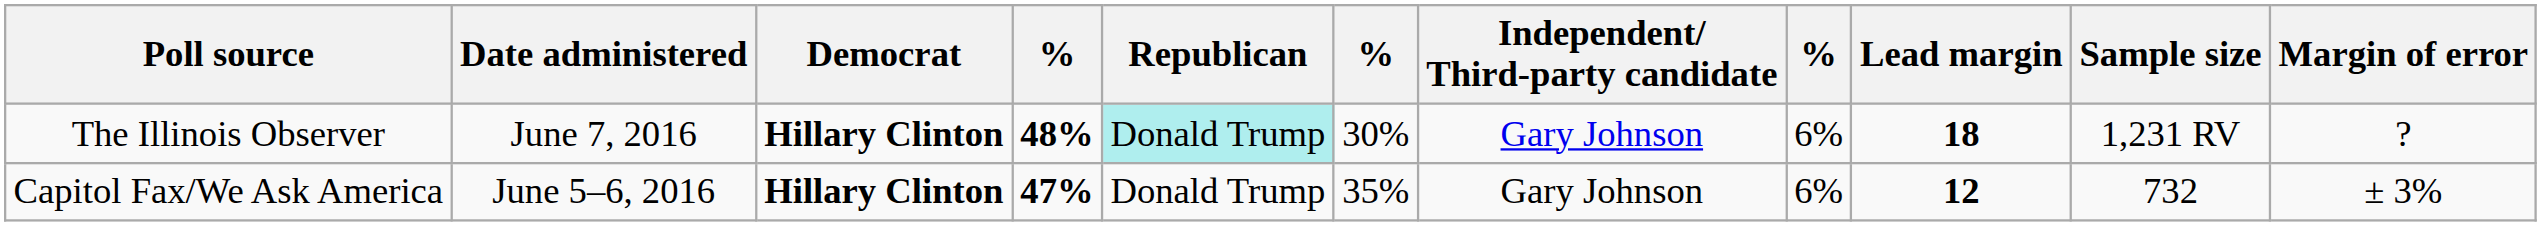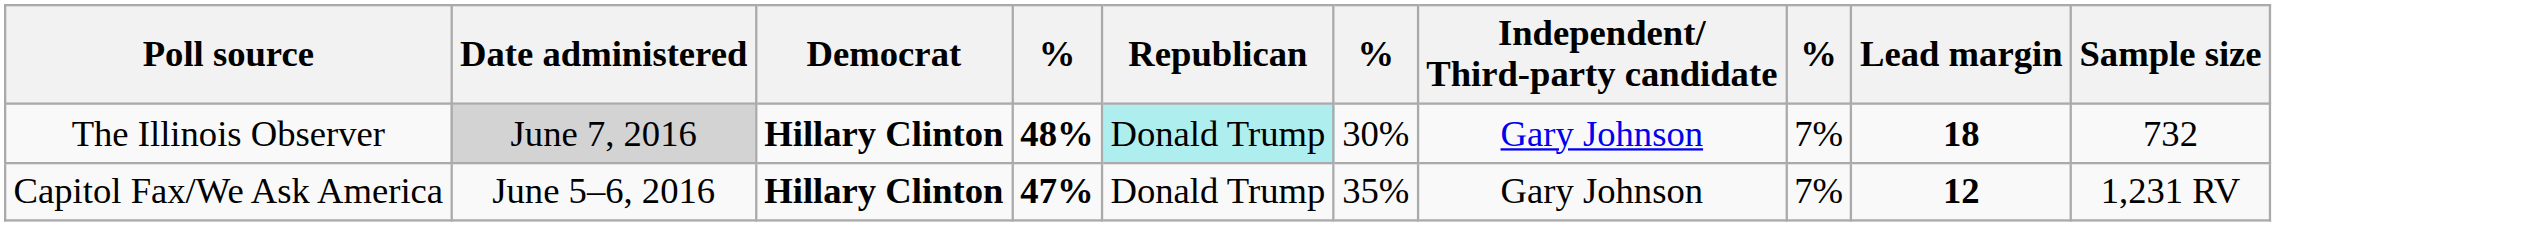- column: (2403, 54)
(604, 132) no background -> (604, 132) lightgrey background
(1819, 132) 6% -> (1819, 132) 7%
(2171, 132) 1,231 RV -> (2171, 132) 732
(1819, 190) 6% -> (1819, 190) 7%
(2171, 190) 732 -> (2171, 190) 1,231 RV
